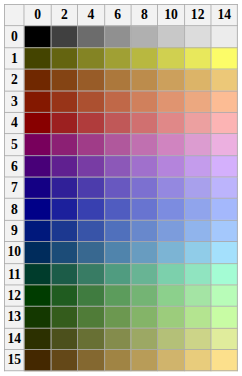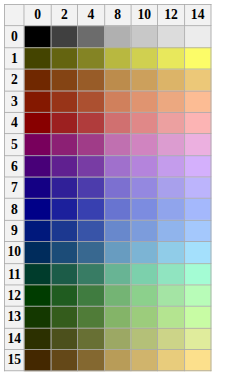- column: (118, 15)
